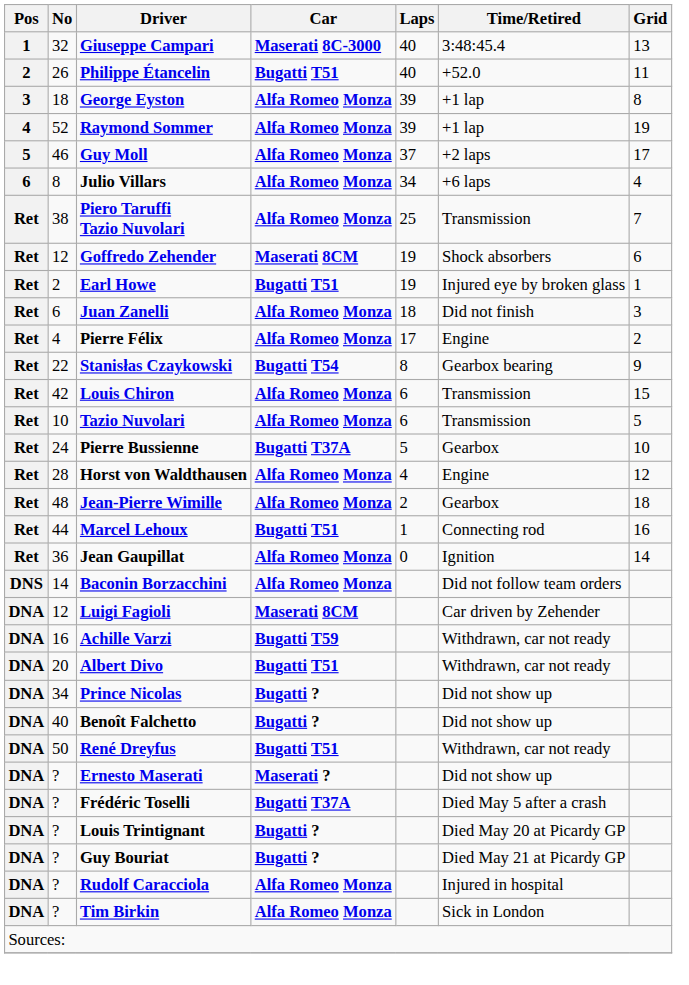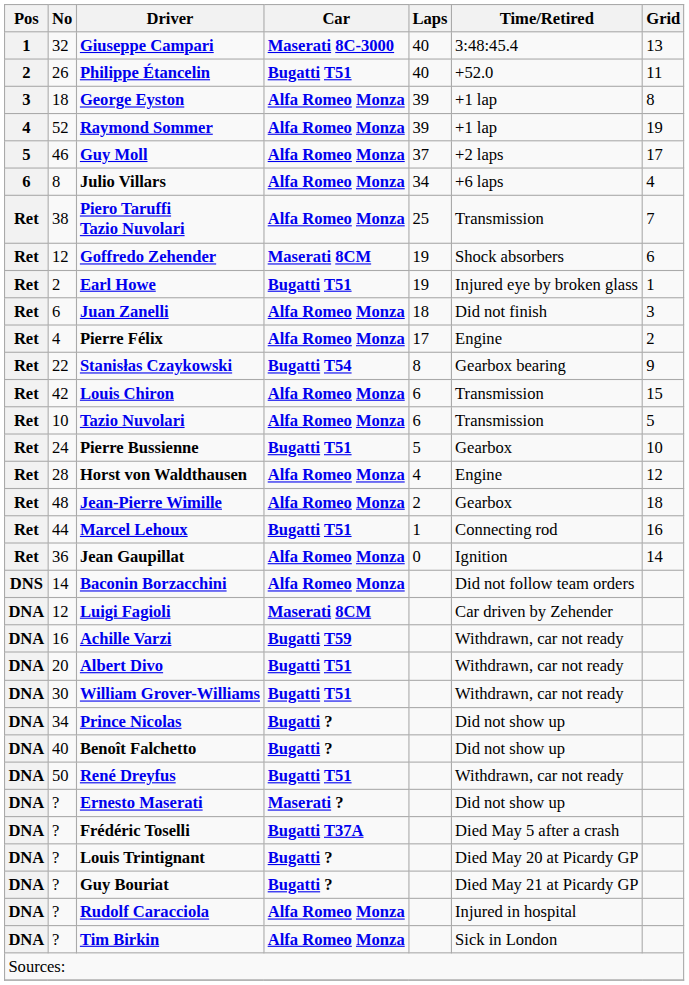(303, 447) Bugatti T37A -> (310, 447) Bugatti T51
+ row: (170, 693)
